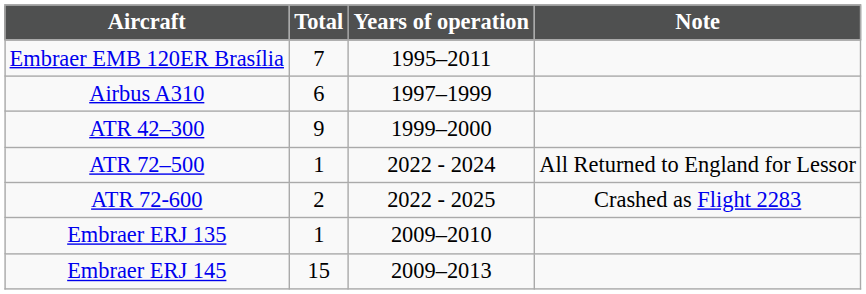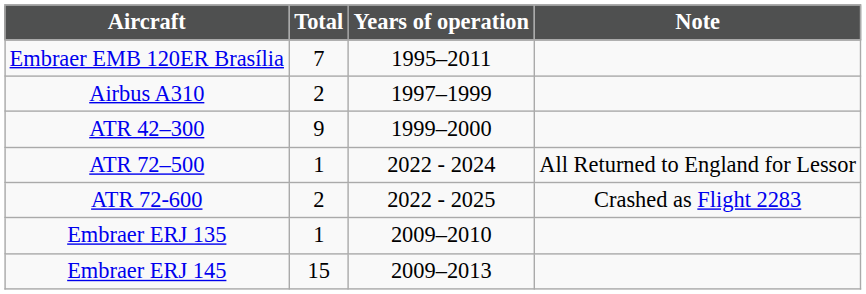(319, 93) 6 -> (319, 93) 2
